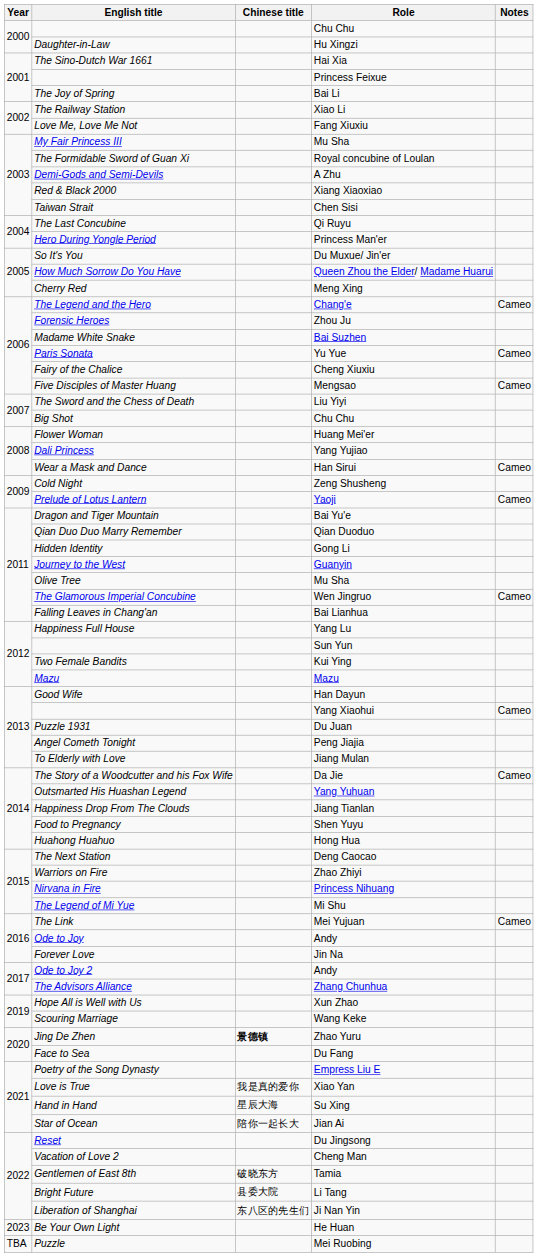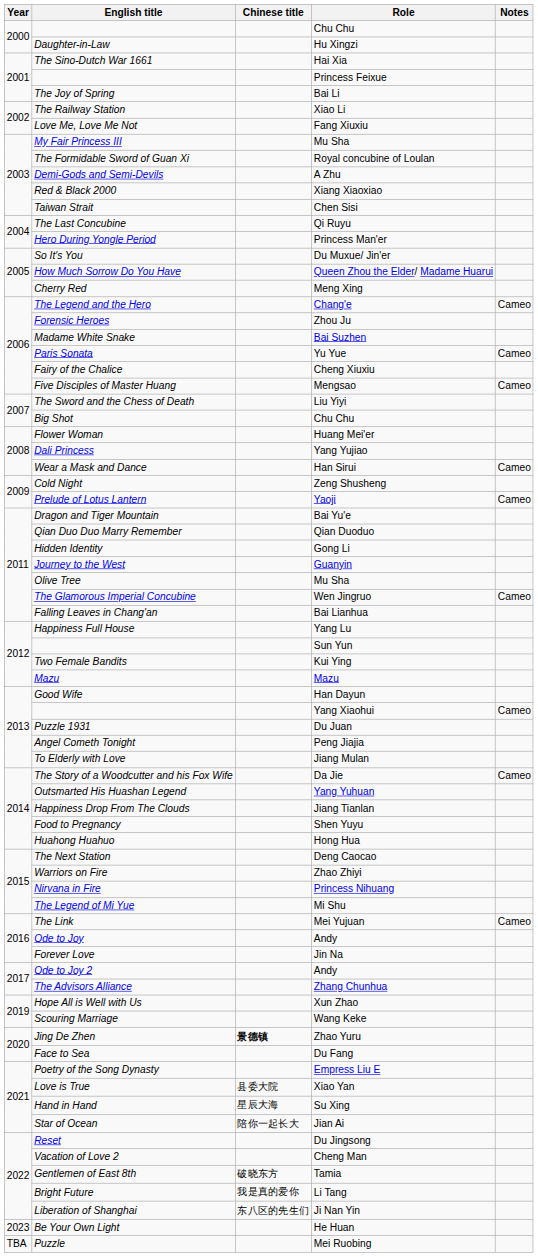(268, 1087) 我是真的爱你 -> (258, 1087) 县委大院
(258, 1192) 县委大院 -> (268, 1192) 我是真的爱你
